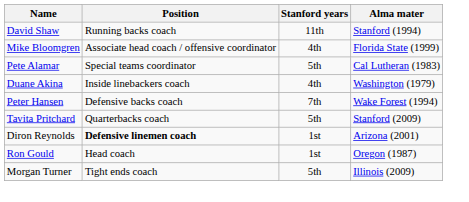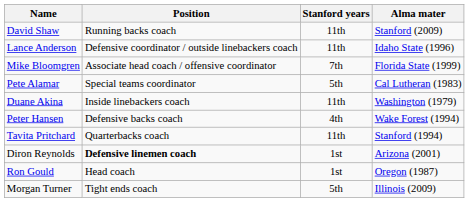(387, 31) Stanford (1994) -> (409, 31) Stanford (2009)
+ row: (42, 48)
(315, 48) 4th -> (336, 66) 7th
(315, 83) 4th -> (336, 101) 11th
(315, 101) 7th -> (336, 119) 4th
(315, 119) 5th -> (336, 136) 11th
(387, 119) Stanford (2009) -> (409, 136) Stanford (1994)
